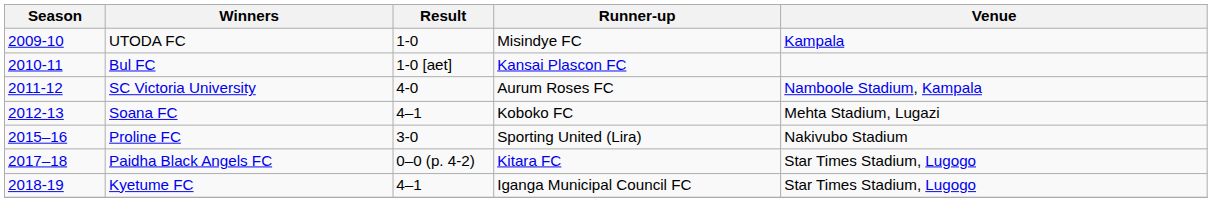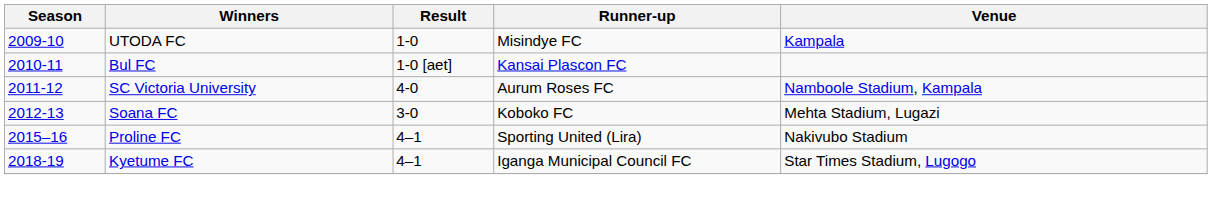(409, 112) 4–1 -> (407, 112) 3-0
(407, 137) 3-0 -> (409, 137) 4–1
- row: (191, 161)
